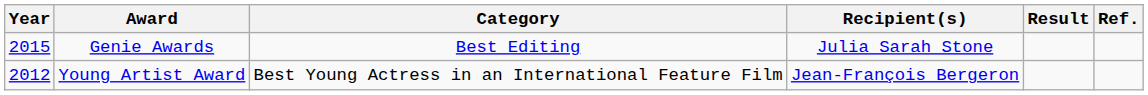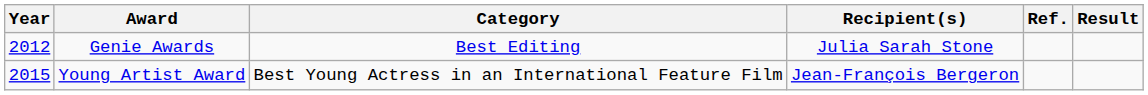columns swapped: (1059, 19) <-> (1119, 19)
(30, 47) 2015 -> (30, 47) 2012
(30, 75) 2012 -> (30, 75) 2015
